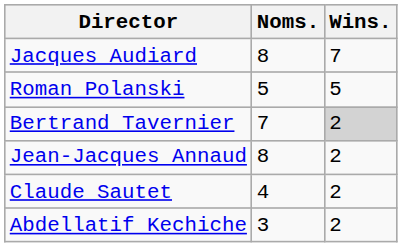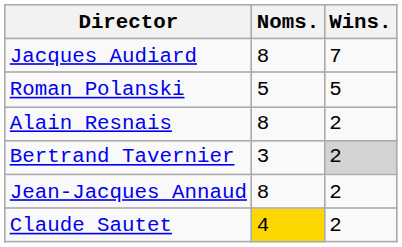+ row: (91, 123)
(263, 123) 7 -> (263, 157) 3
(263, 191) no background -> (263, 225) gold background
- row: (128, 225)
